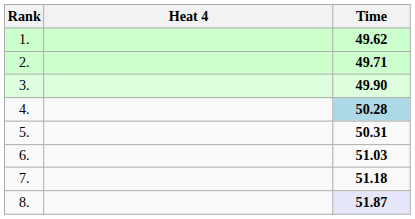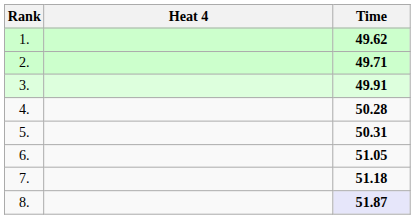(371, 86) 49.90 -> (371, 86) 49.91
(371, 109) lightblue background -> (371, 109) no background
(371, 156) 51.03 -> (371, 156) 51.05
